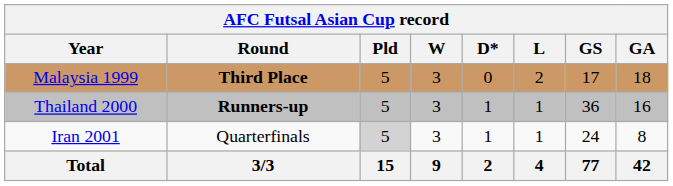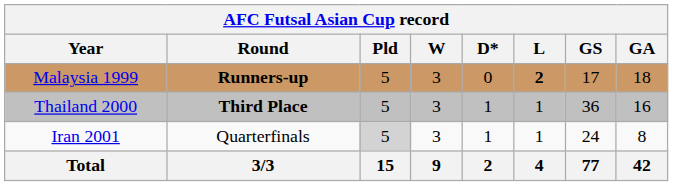(263, 77) Third Place -> (263, 77) Runners-up
(539, 77) normal -> (539, 77) bold
(263, 107) Runners-up -> (263, 107) Third Place
